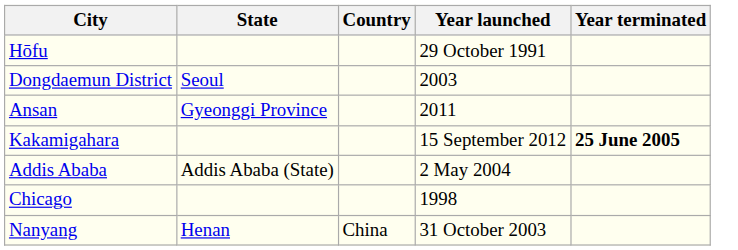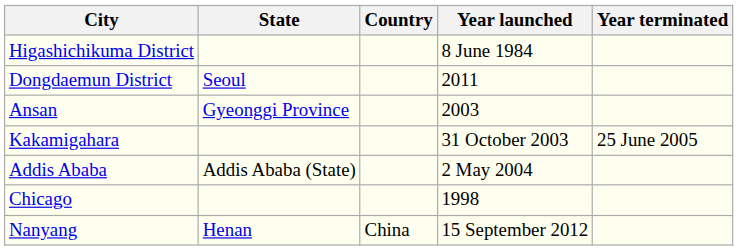+ row: (101, 50)
- row: (28, 50)
(438, 80) 2003 -> (460, 80) 2011
(438, 110) 2011 -> (460, 110) 2003
(493, 140) 15 September 2012 -> (505, 140) 31 October 2003
(627, 140) bold -> (647, 140) normal
(483, 229) 31 October 2003 -> (515, 229) 15 September 2012
